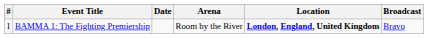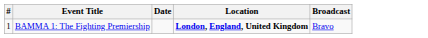- column: (209, 12)
